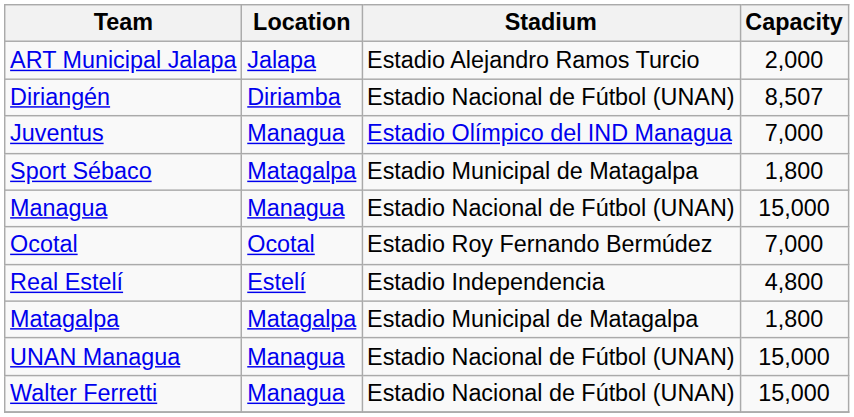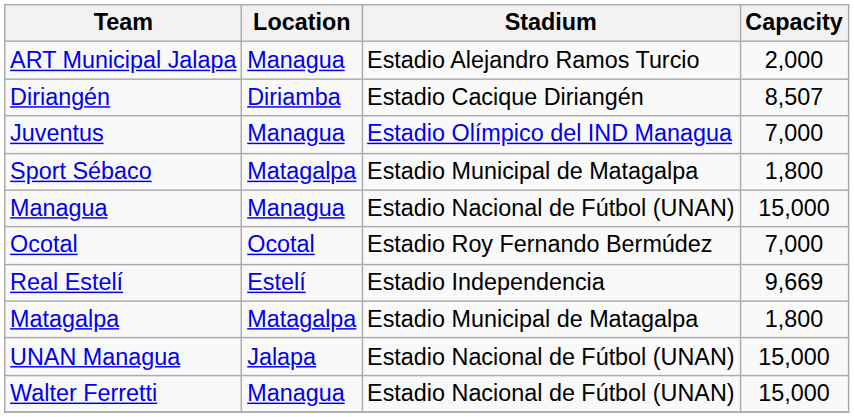(282, 60) Jalapa -> (296, 60) Managua
(551, 97) Estadio Nacional de Fútbol (UNAN) -> (505, 97) Estadio Cacique Diriangén
(794, 282) 4,800 -> (794, 282) 9,669
(296, 356) Managua -> (282, 356) Jalapa
